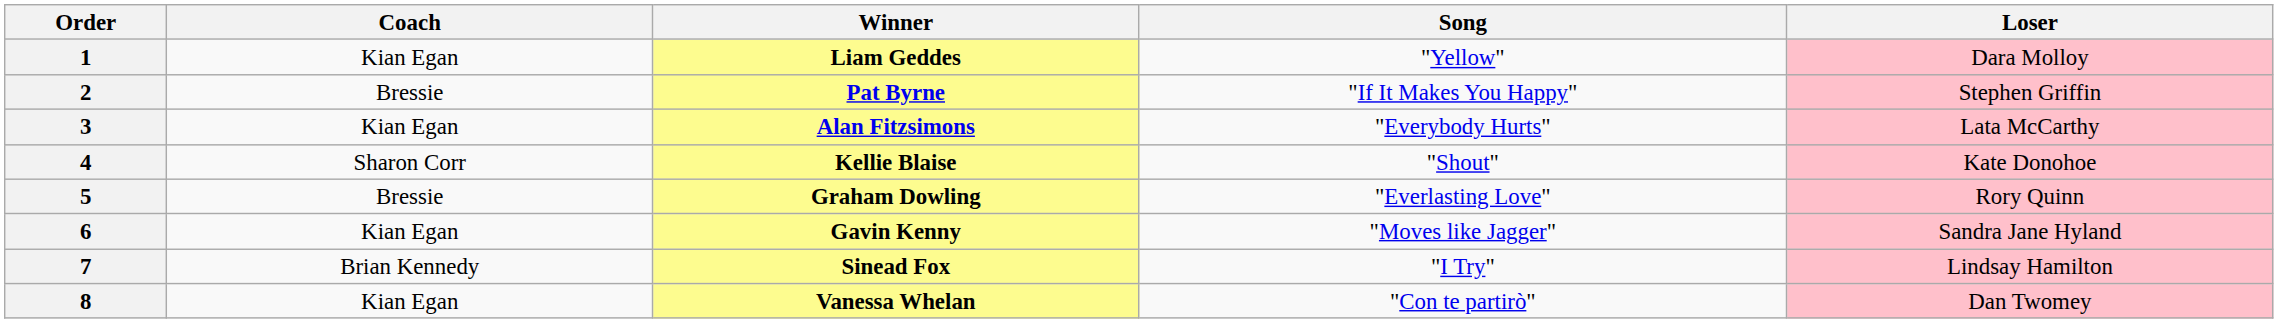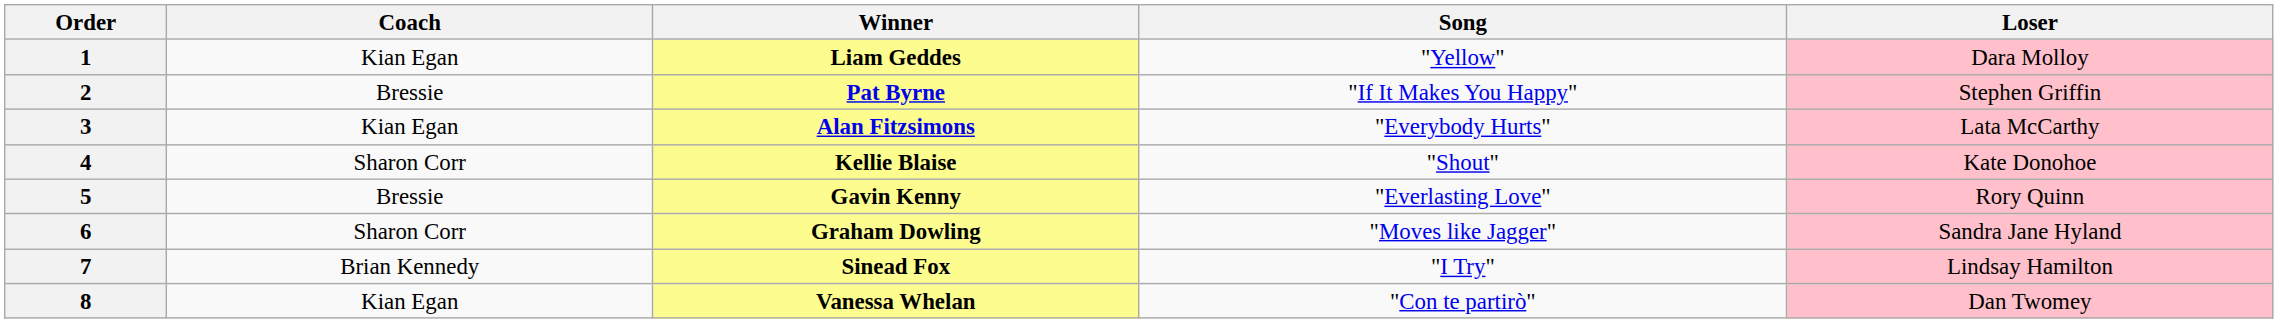(896, 196) Graham Dowling -> (896, 196) Gavin Kenny
(410, 231) Kian Egan -> (410, 231) Sharon Corr
(896, 231) Gavin Kenny -> (896, 231) Graham Dowling
